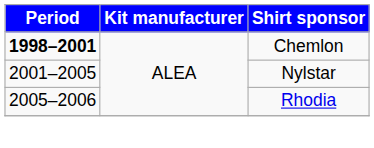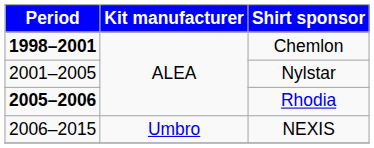(53, 101) normal -> (53, 101) bold
+ row: (309, 128)
